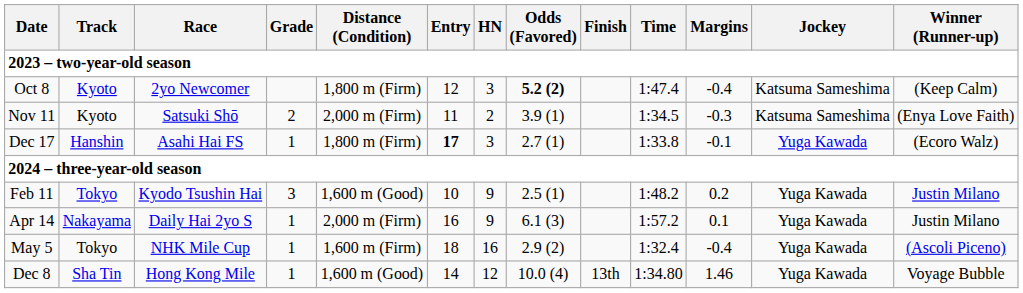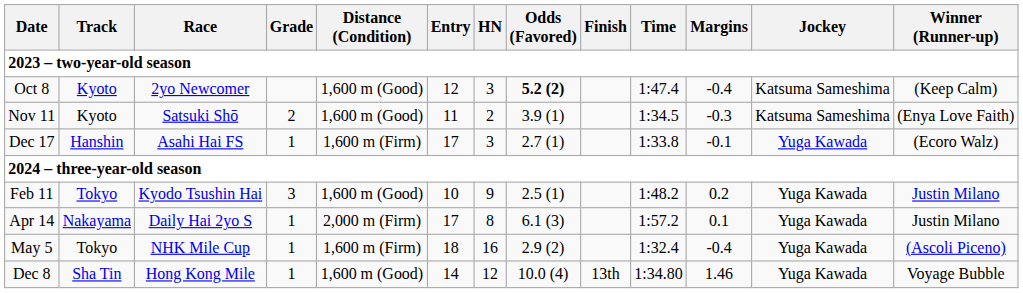(372, 89) 1,800 m (Firm) -> (372, 89) 1,600 m (Good)
(372, 116) 2,000 m (Firm) -> (372, 116) 1,600 m (Good)
(372, 142) 1,800 m (Firm) -> (372, 142) 1,600 m (Firm)
(451, 142) bold -> (451, 142) normal
(451, 221) 16 -> (451, 221) 17
(490, 221) 9 -> (490, 221) 8
